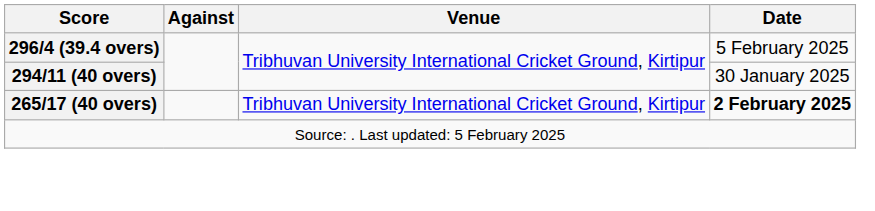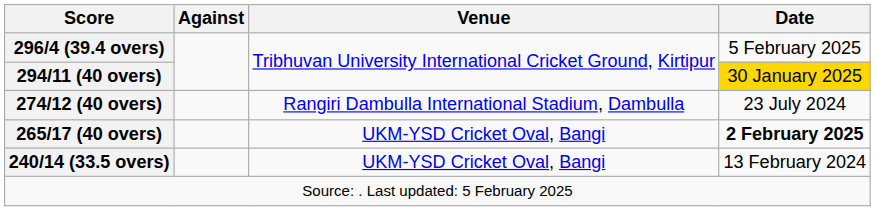(782, 76) no background -> (795, 76) gold background
+ row: (89, 104)
(474, 104) Tribhuvan University International Cricket Ground, Kirtipur -> (484, 133) UKM-YSD Cricket Oval, Bangi
+ row: (89, 162)
